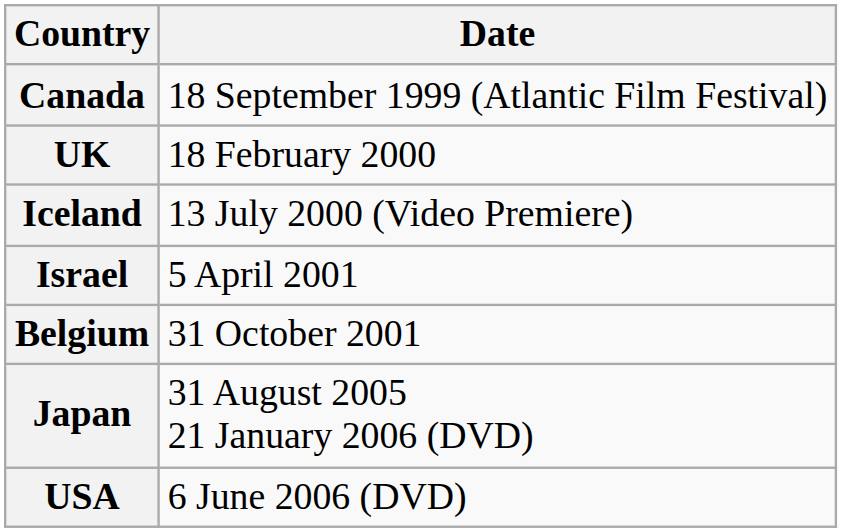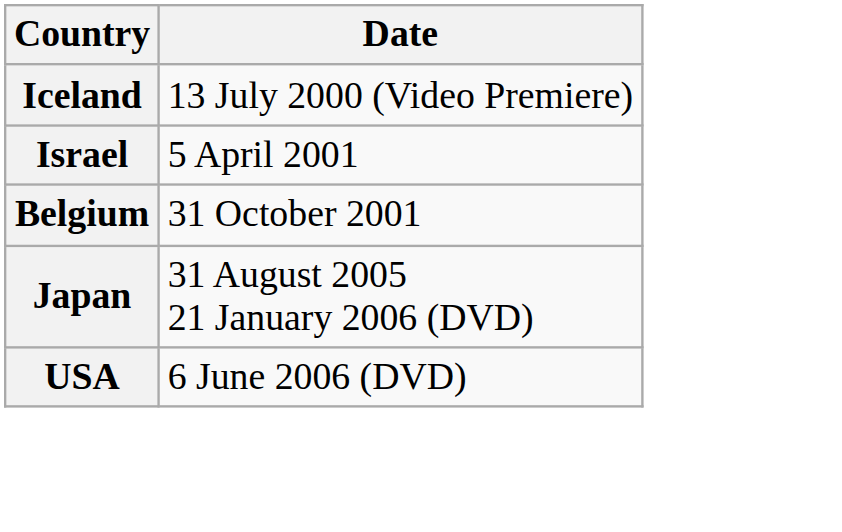- row: (82, 94)
- row: (82, 154)
